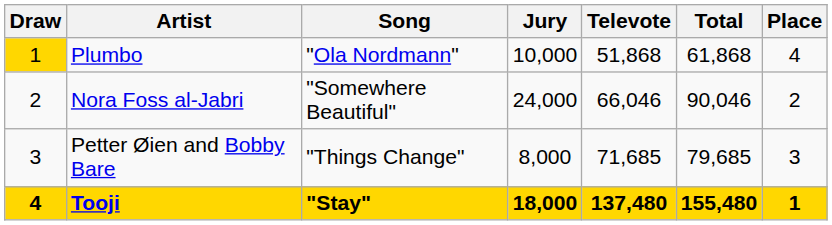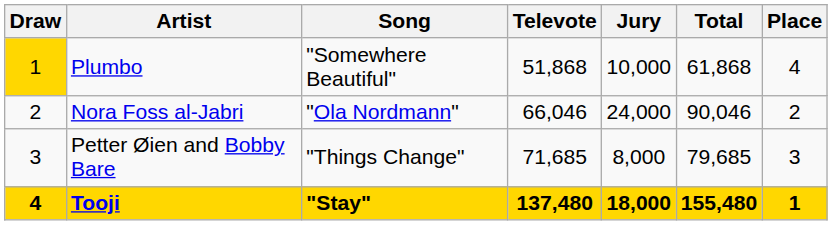columns swapped: (545, 21) <-> (629, 21)
(382, 54) "Ola Nordmann" -> (366, 66) "Somewhere Beautiful"
(366, 100) "Somewhere Beautiful" -> (382, 111) "Ola Nordmann"
